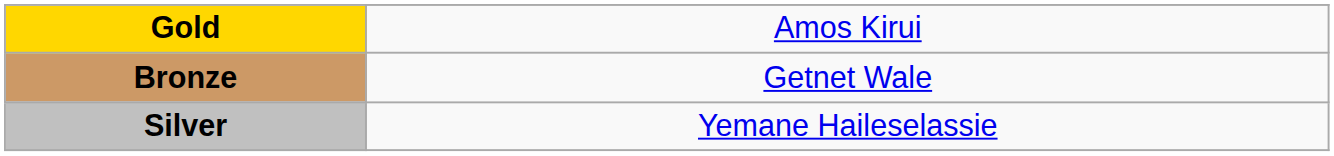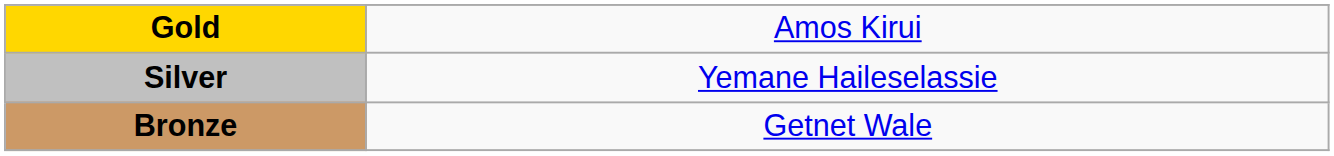rows swapped: (186, 125) <-> (186, 77)
